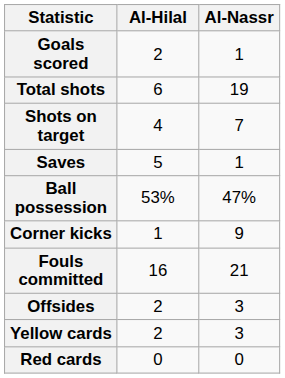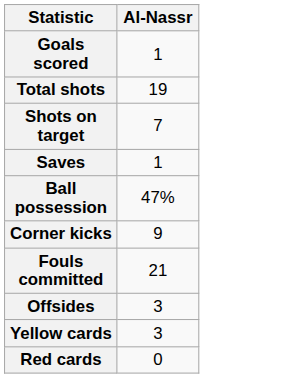- column: (158, 17)
